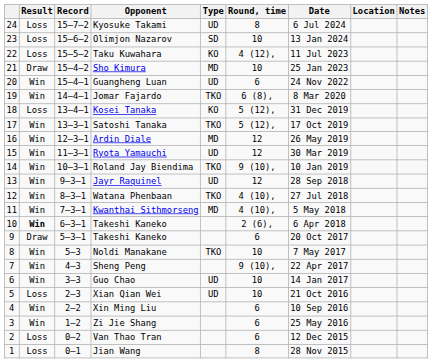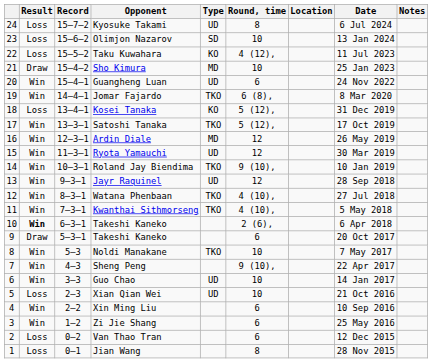columns swapped: (319, 12) <-> (374, 12)
(213, 210) MD -> (213, 210) TKO
